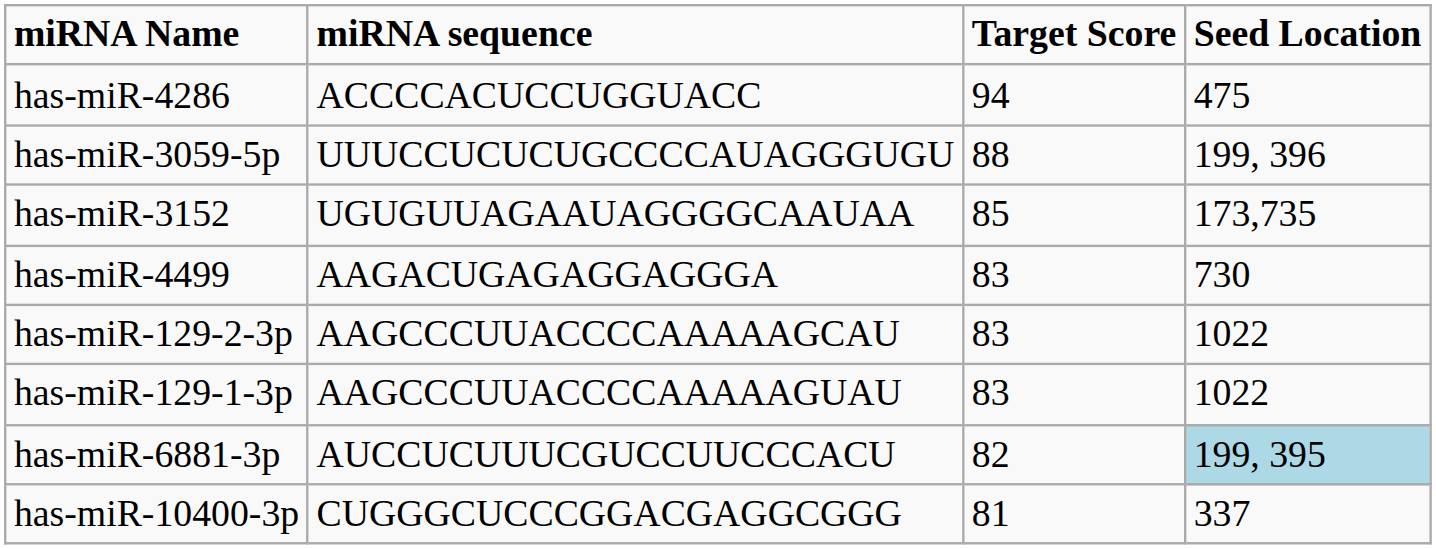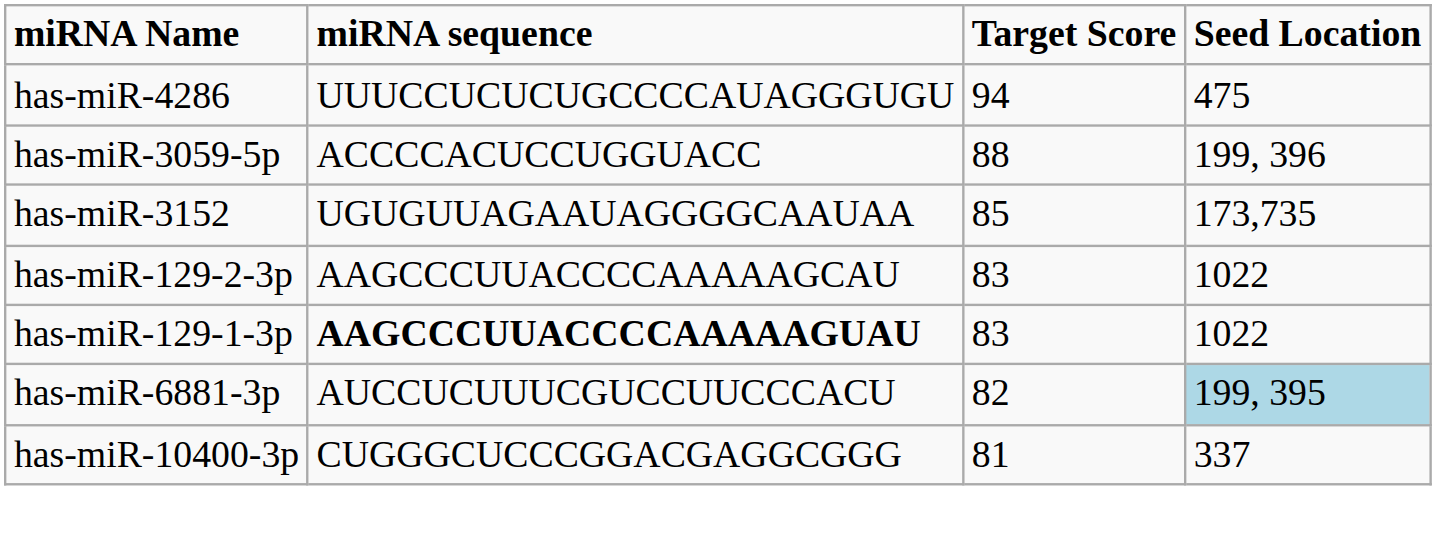(539, 94) ACCCCACUCCUGGUACC -> (635, 94) UUUCCUCUCUGCCCCAUAGGGUGU
(635, 154) UUUCCUCUCUGCCCCAUAGGGUGU -> (539, 154) ACCCCACUCCUGGUACC
- row: (122, 273)
(609, 393) normal -> (619, 333) bold
